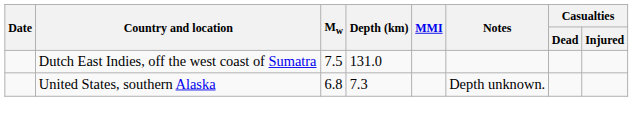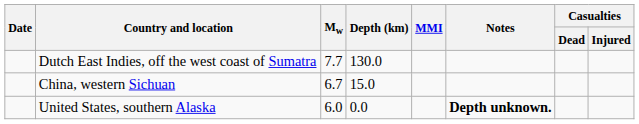(333, 61) 7.5 -> (333, 61) 7.7
(366, 61) 131.0 -> (366, 61) 130.0
+ row: (107, 84)
(333, 84) 6.8 -> (333, 107) 6.0
(359, 84) 7.3 -> (359, 107) 0.0
(497, 84) normal -> (500, 107) bold
